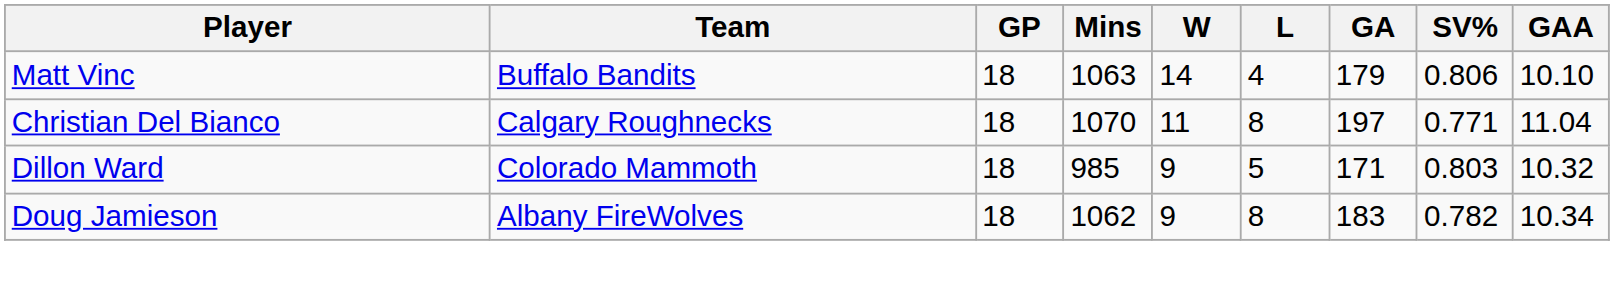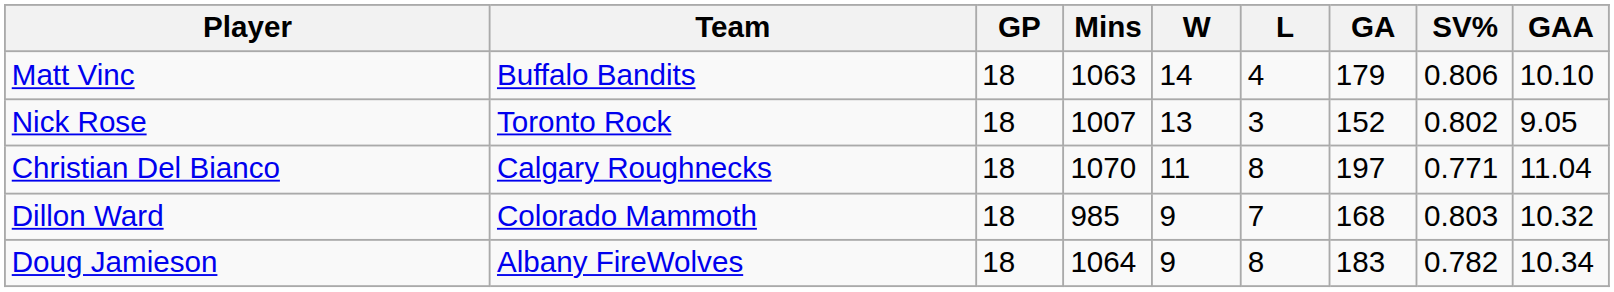+ row: (79, 121)
(1256, 168) 5 -> (1256, 215) 7
(1361, 168) 171 -> (1361, 215) 168
(1103, 215) 1062 -> (1103, 262) 1064
